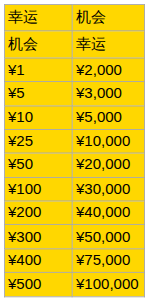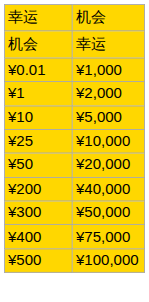+ row: (27, 69)
- row: (16, 93)
- row: (25, 189)
